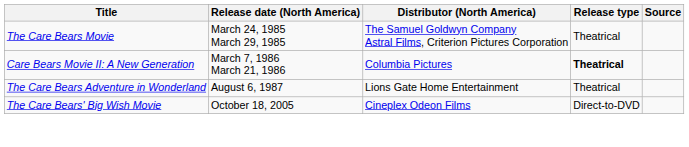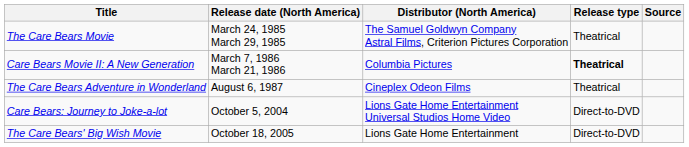(442, 88) Lions Gate Home Entertainment -> (418, 88) Cineplex Odeon Films
+ row: (87, 111)
(418, 105) Cineplex Odeon Films -> (442, 134) Lions Gate Home Entertainment
